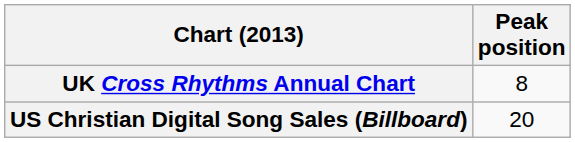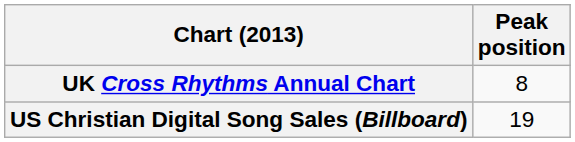(522, 119) 20 -> (522, 119) 19
